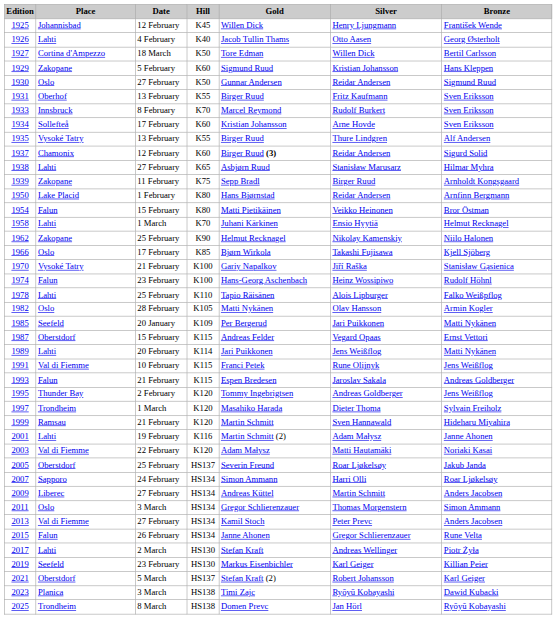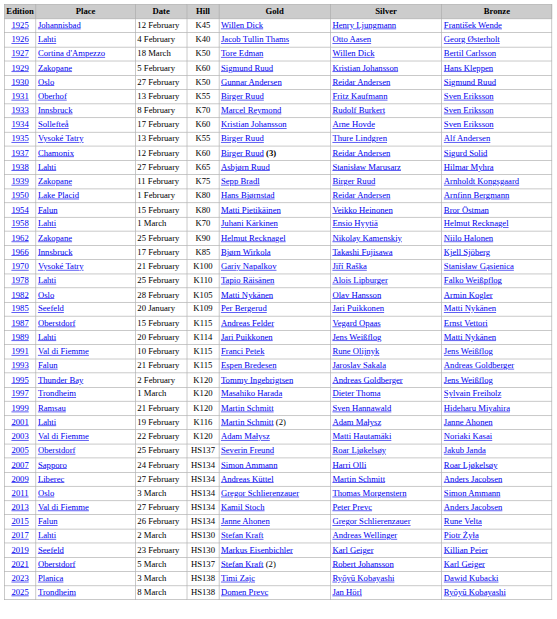(46, 252) Oslo -> (55, 252) Innsbruck
- row: (20, 280)
